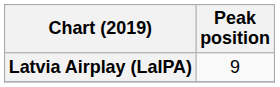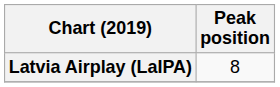(235, 67) 9 -> (235, 67) 8
